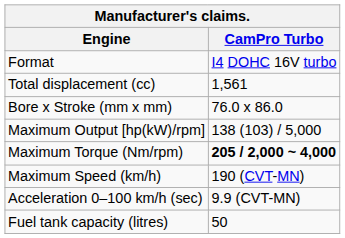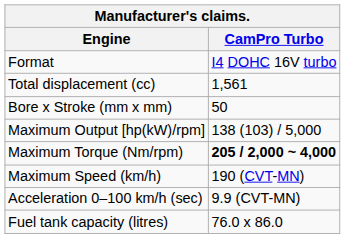(247, 107) 76.0 x 86.0 -> (220, 107) 50
(220, 221) 50 -> (247, 221) 76.0 x 86.0
